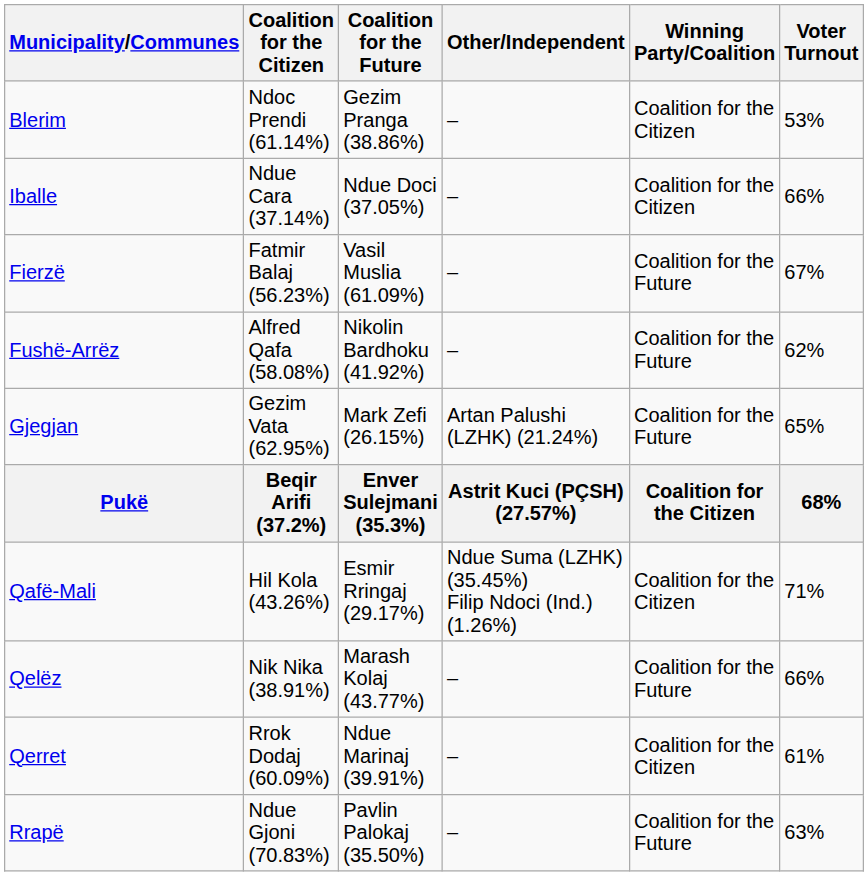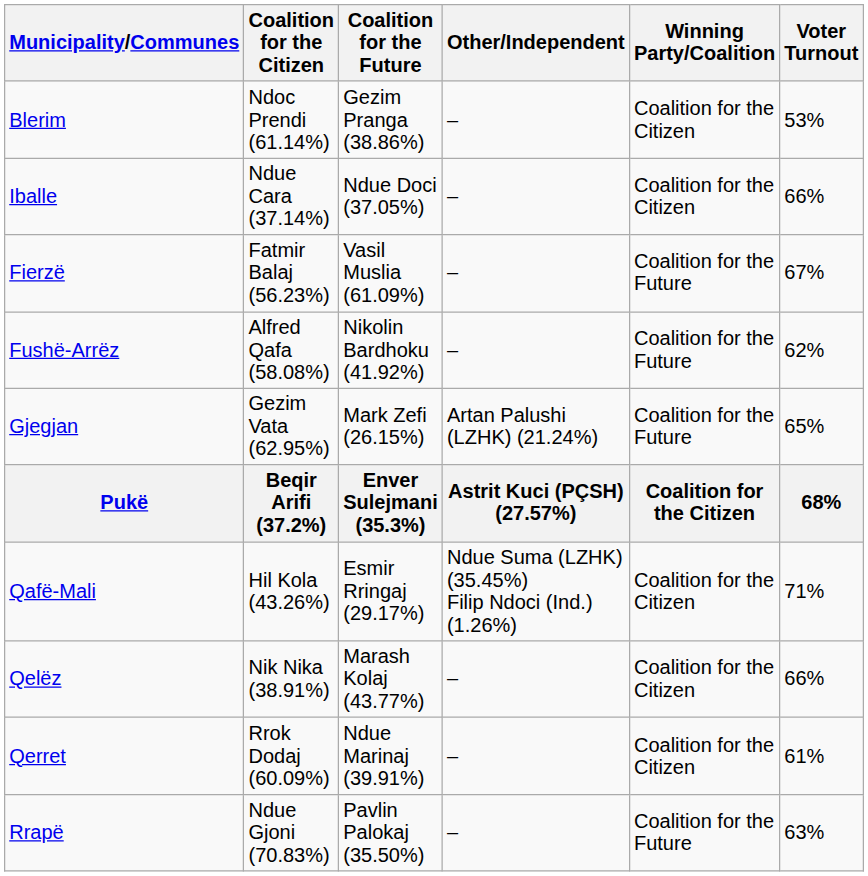(704, 679) Coalition for the Future -> (704, 679) Coalition for the Citizen
